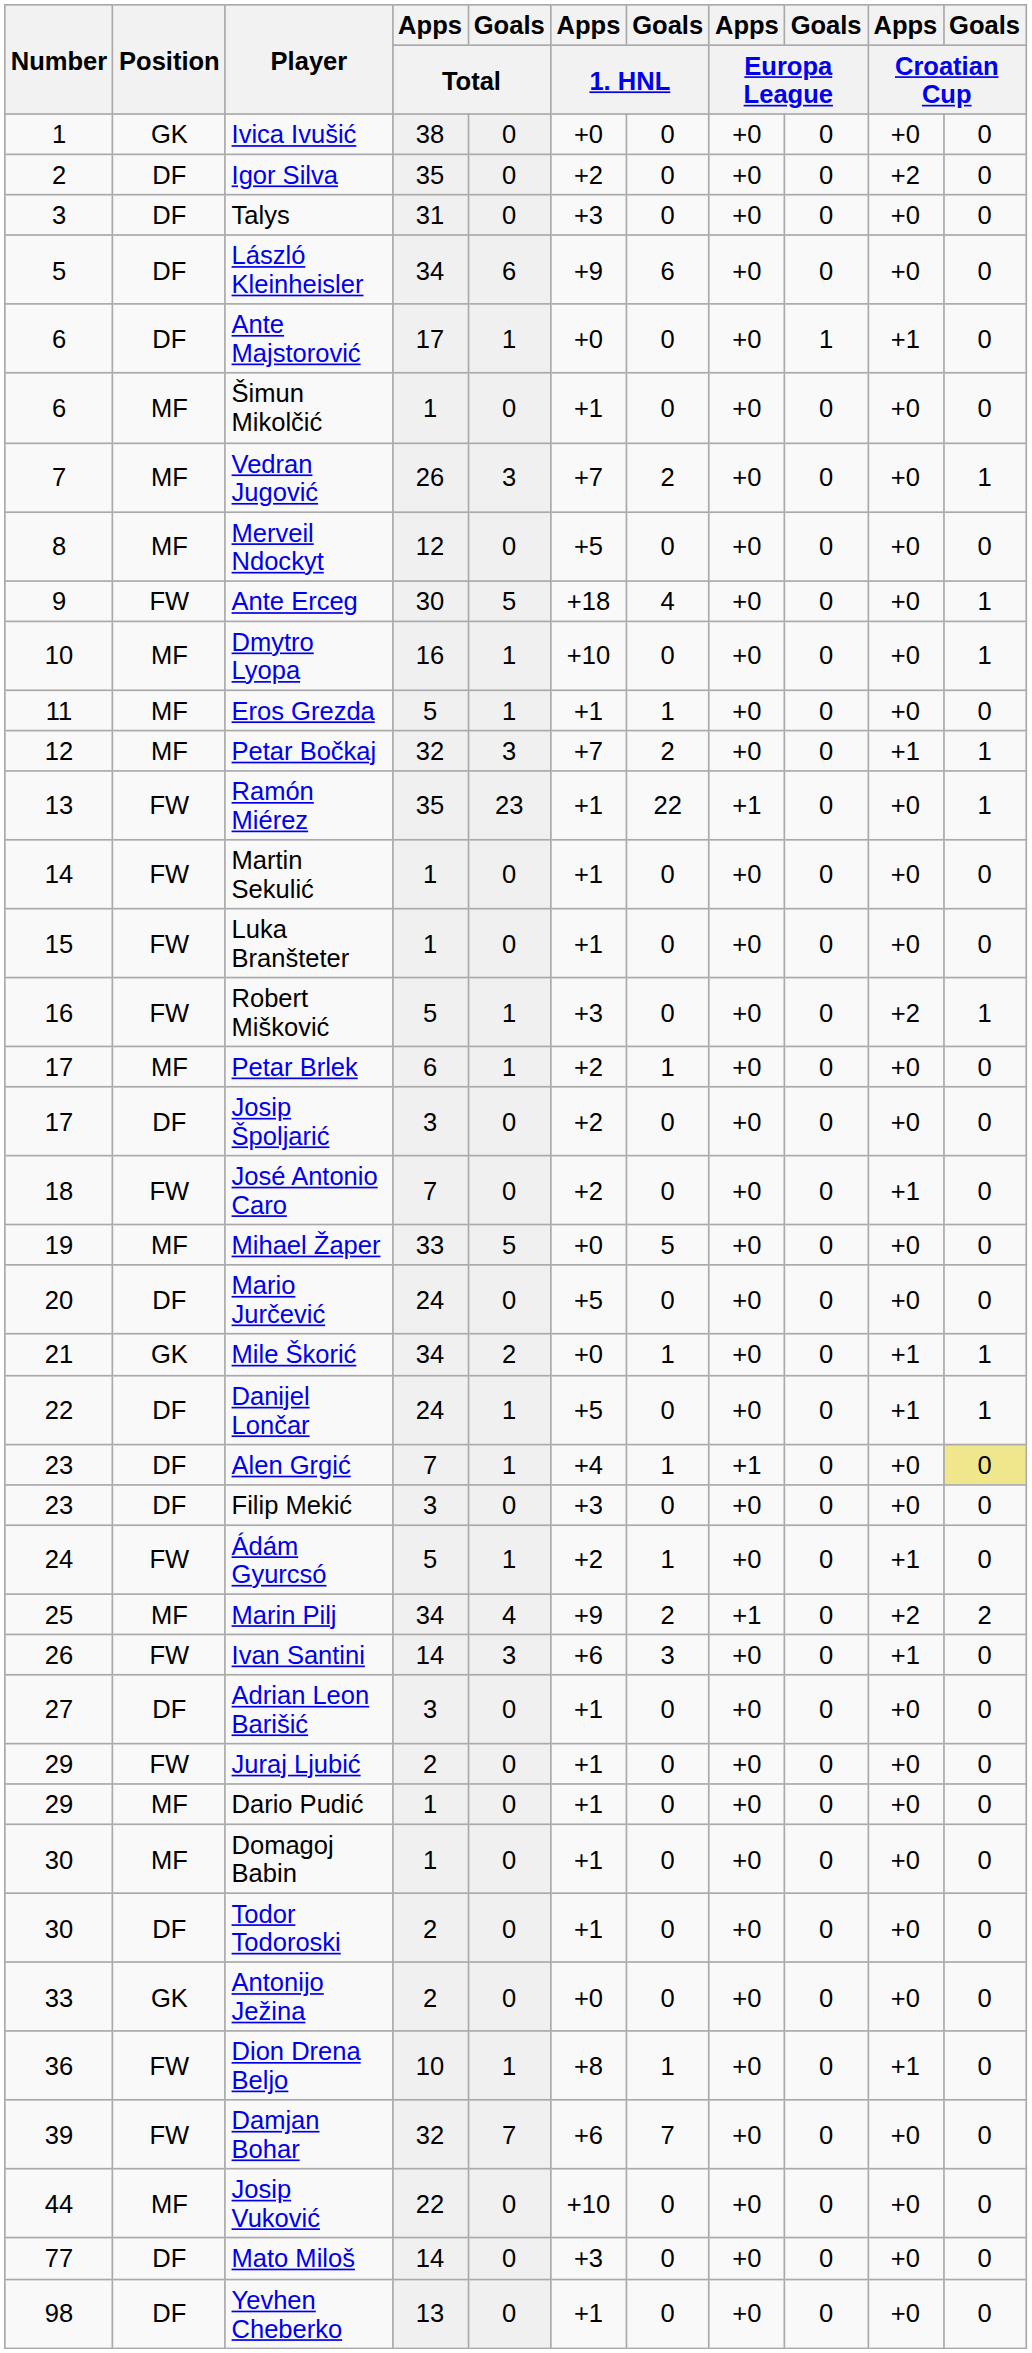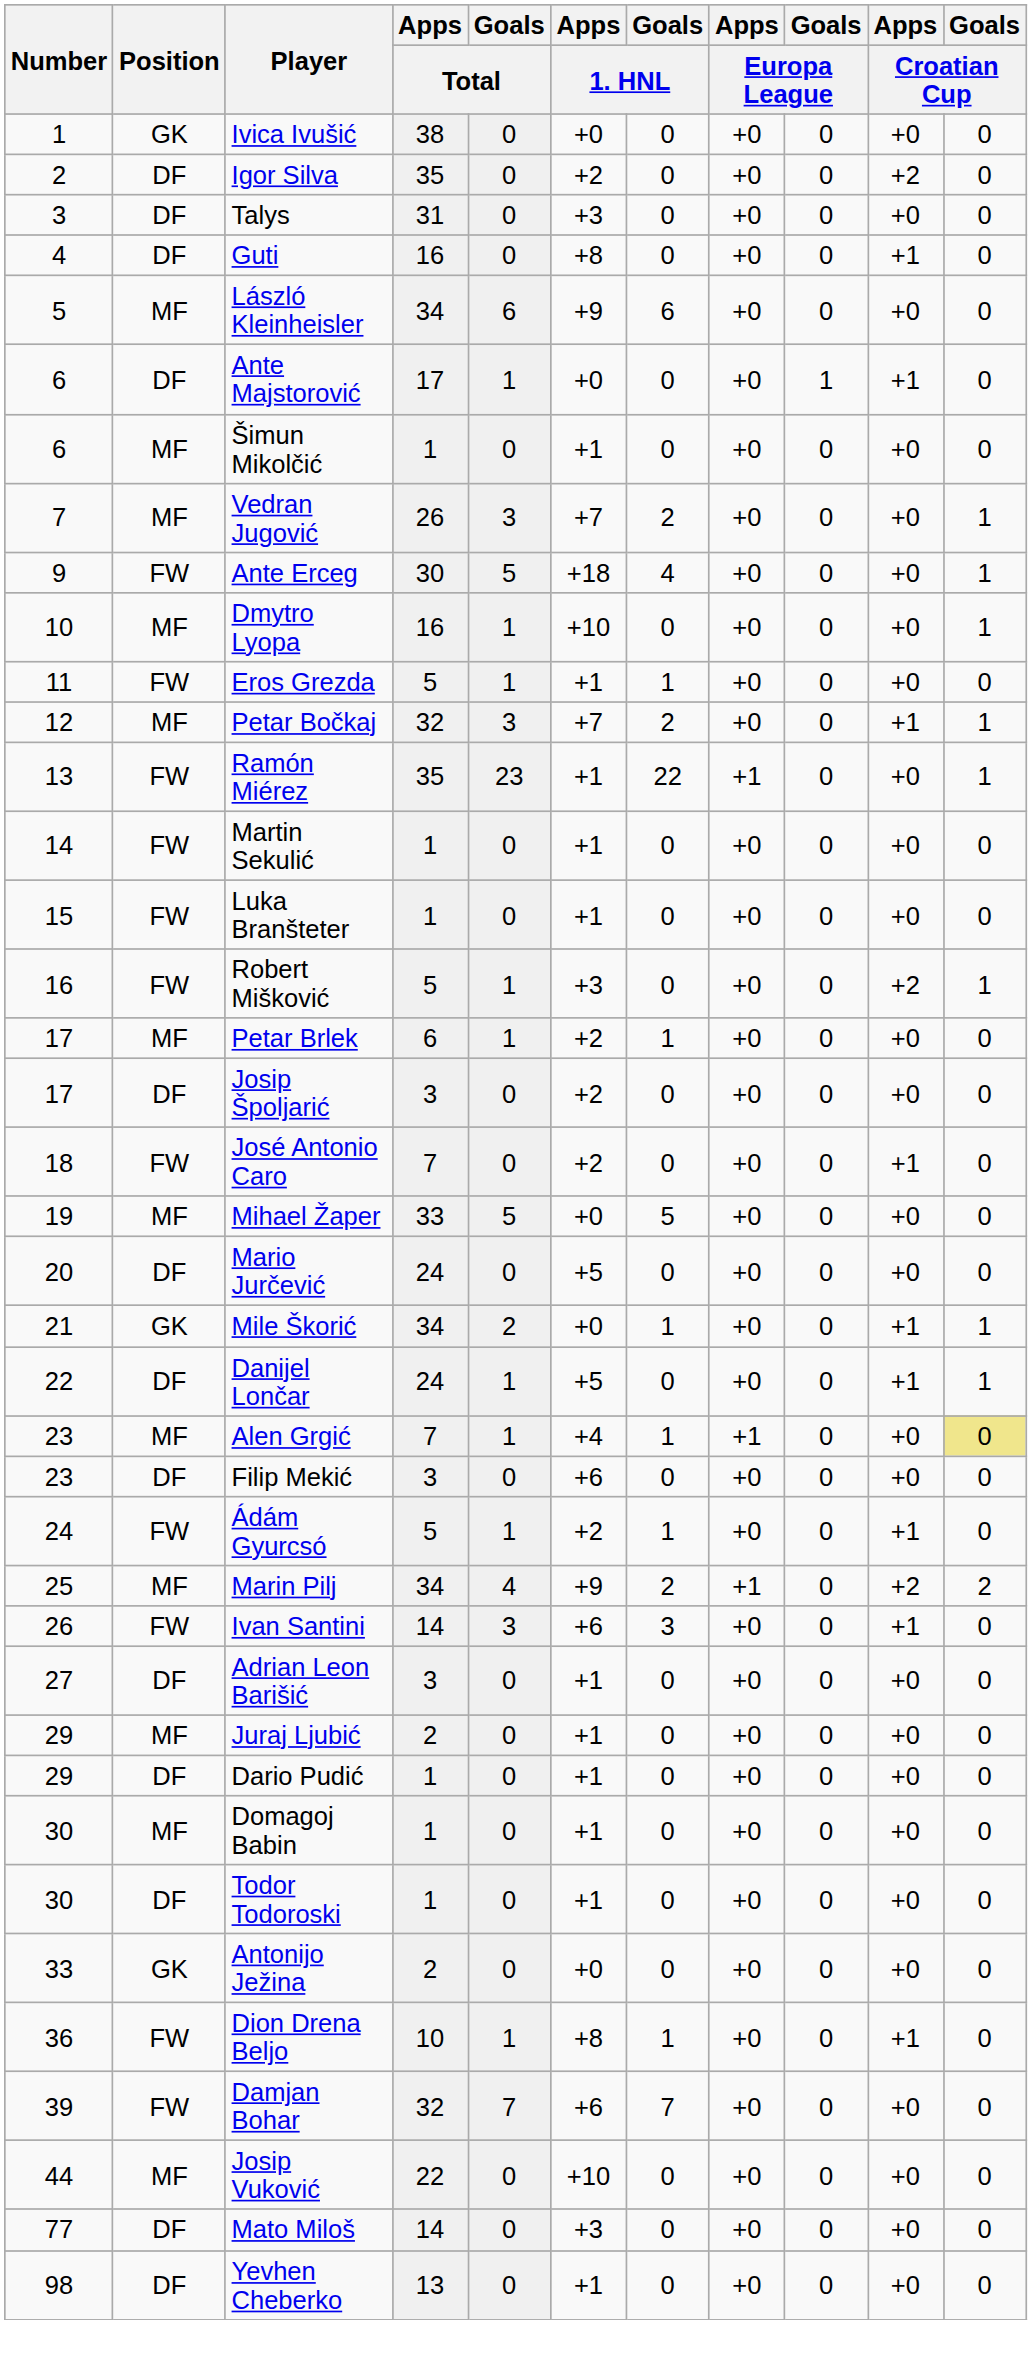+ row: (255, 256)
(169, 270) DF -> (169, 311) MF
- row: (278, 546)
(169, 710) MF -> (169, 682) FW
(169, 1464) DF -> (169, 1436) MF
(588, 1505) +3 -> (588, 1476) +6
(169, 1764) FW -> (169, 1735) MF
(169, 1804) MF -> (169, 1776) DF
(430, 1928) 2 -> (430, 1899) 1
